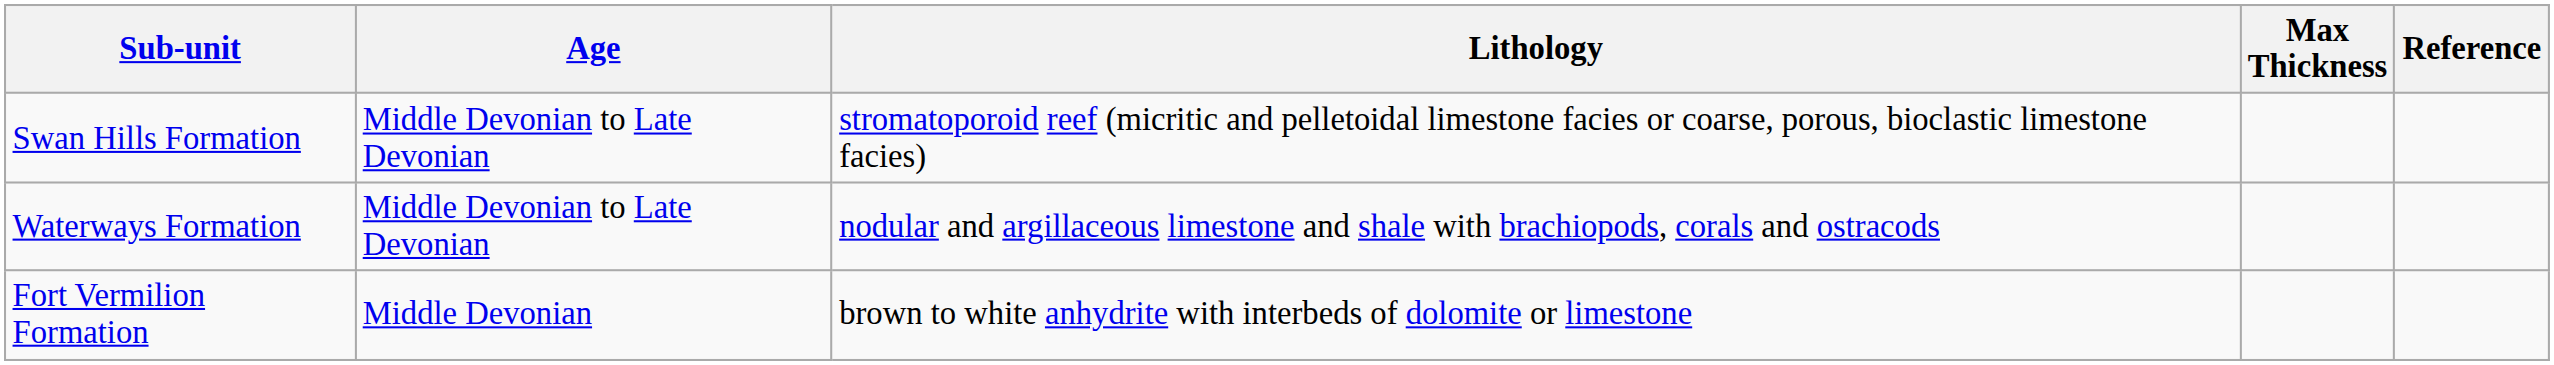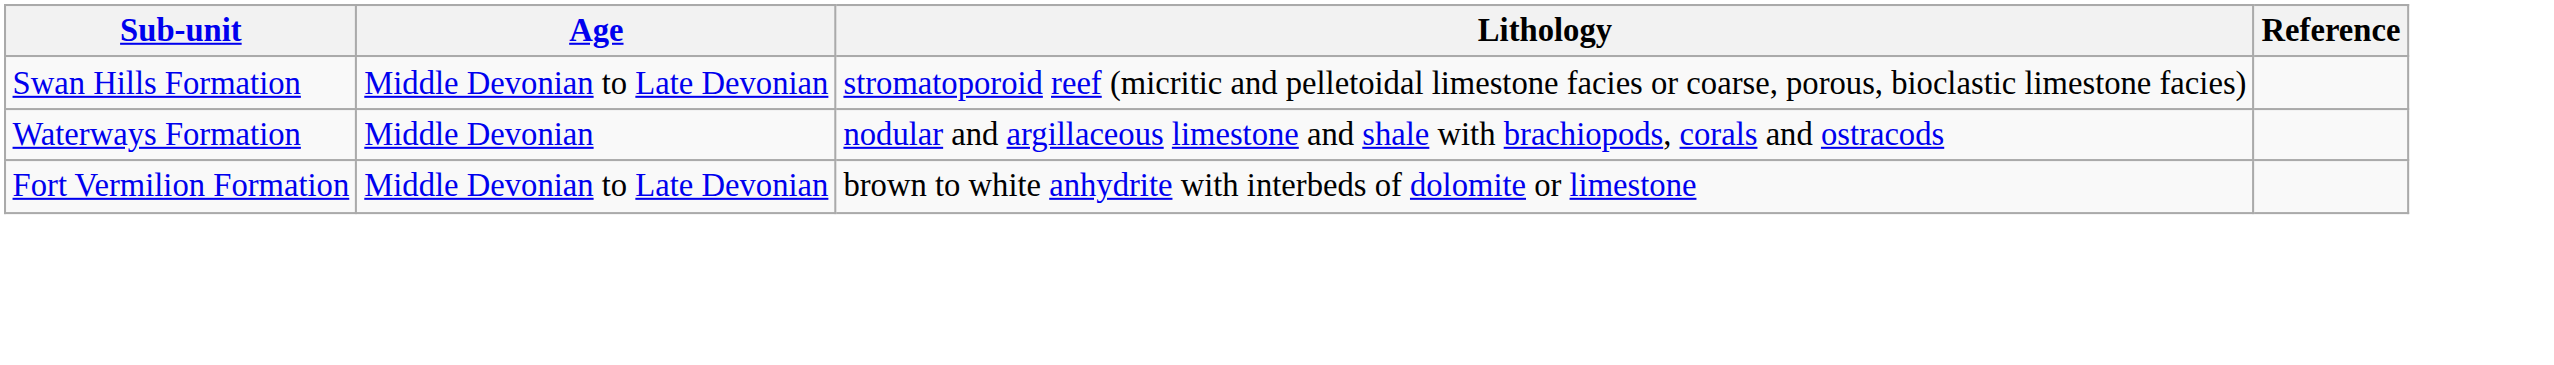- column: (2317, 48)
(527, 225) Middle Devonian to Late Devonian -> (479, 133) Middle Devonian
(477, 314) Middle Devonian -> (596, 185) Middle Devonian to Late Devonian
